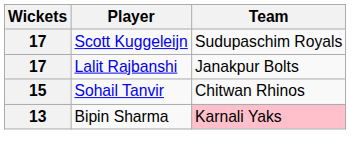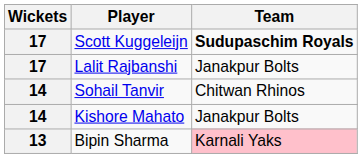(269, 41) normal -> (274, 41) bold
(38, 91) 15 -> (38, 91) 14
+ row: (129, 116)
